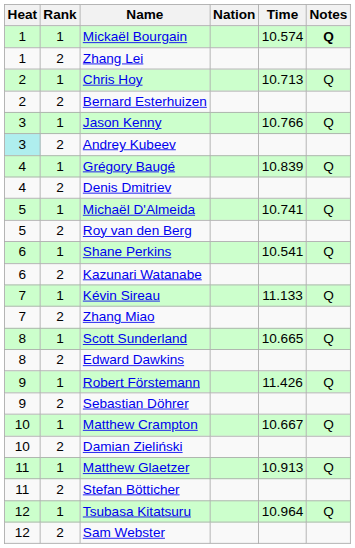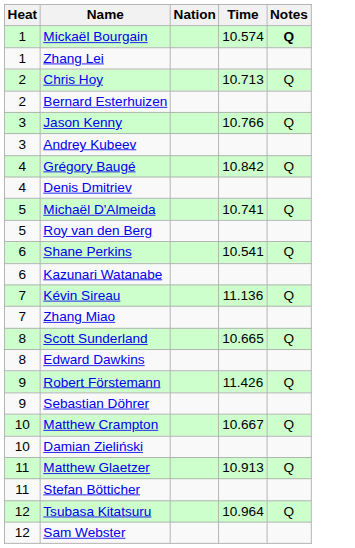- column: (60, 15)
(22, 144) paleturquoise background -> (22, 144) no background
(282, 166) 10.839 -> (243, 166) 10.842
(282, 295) 11.133 -> (243, 295) 11.136
